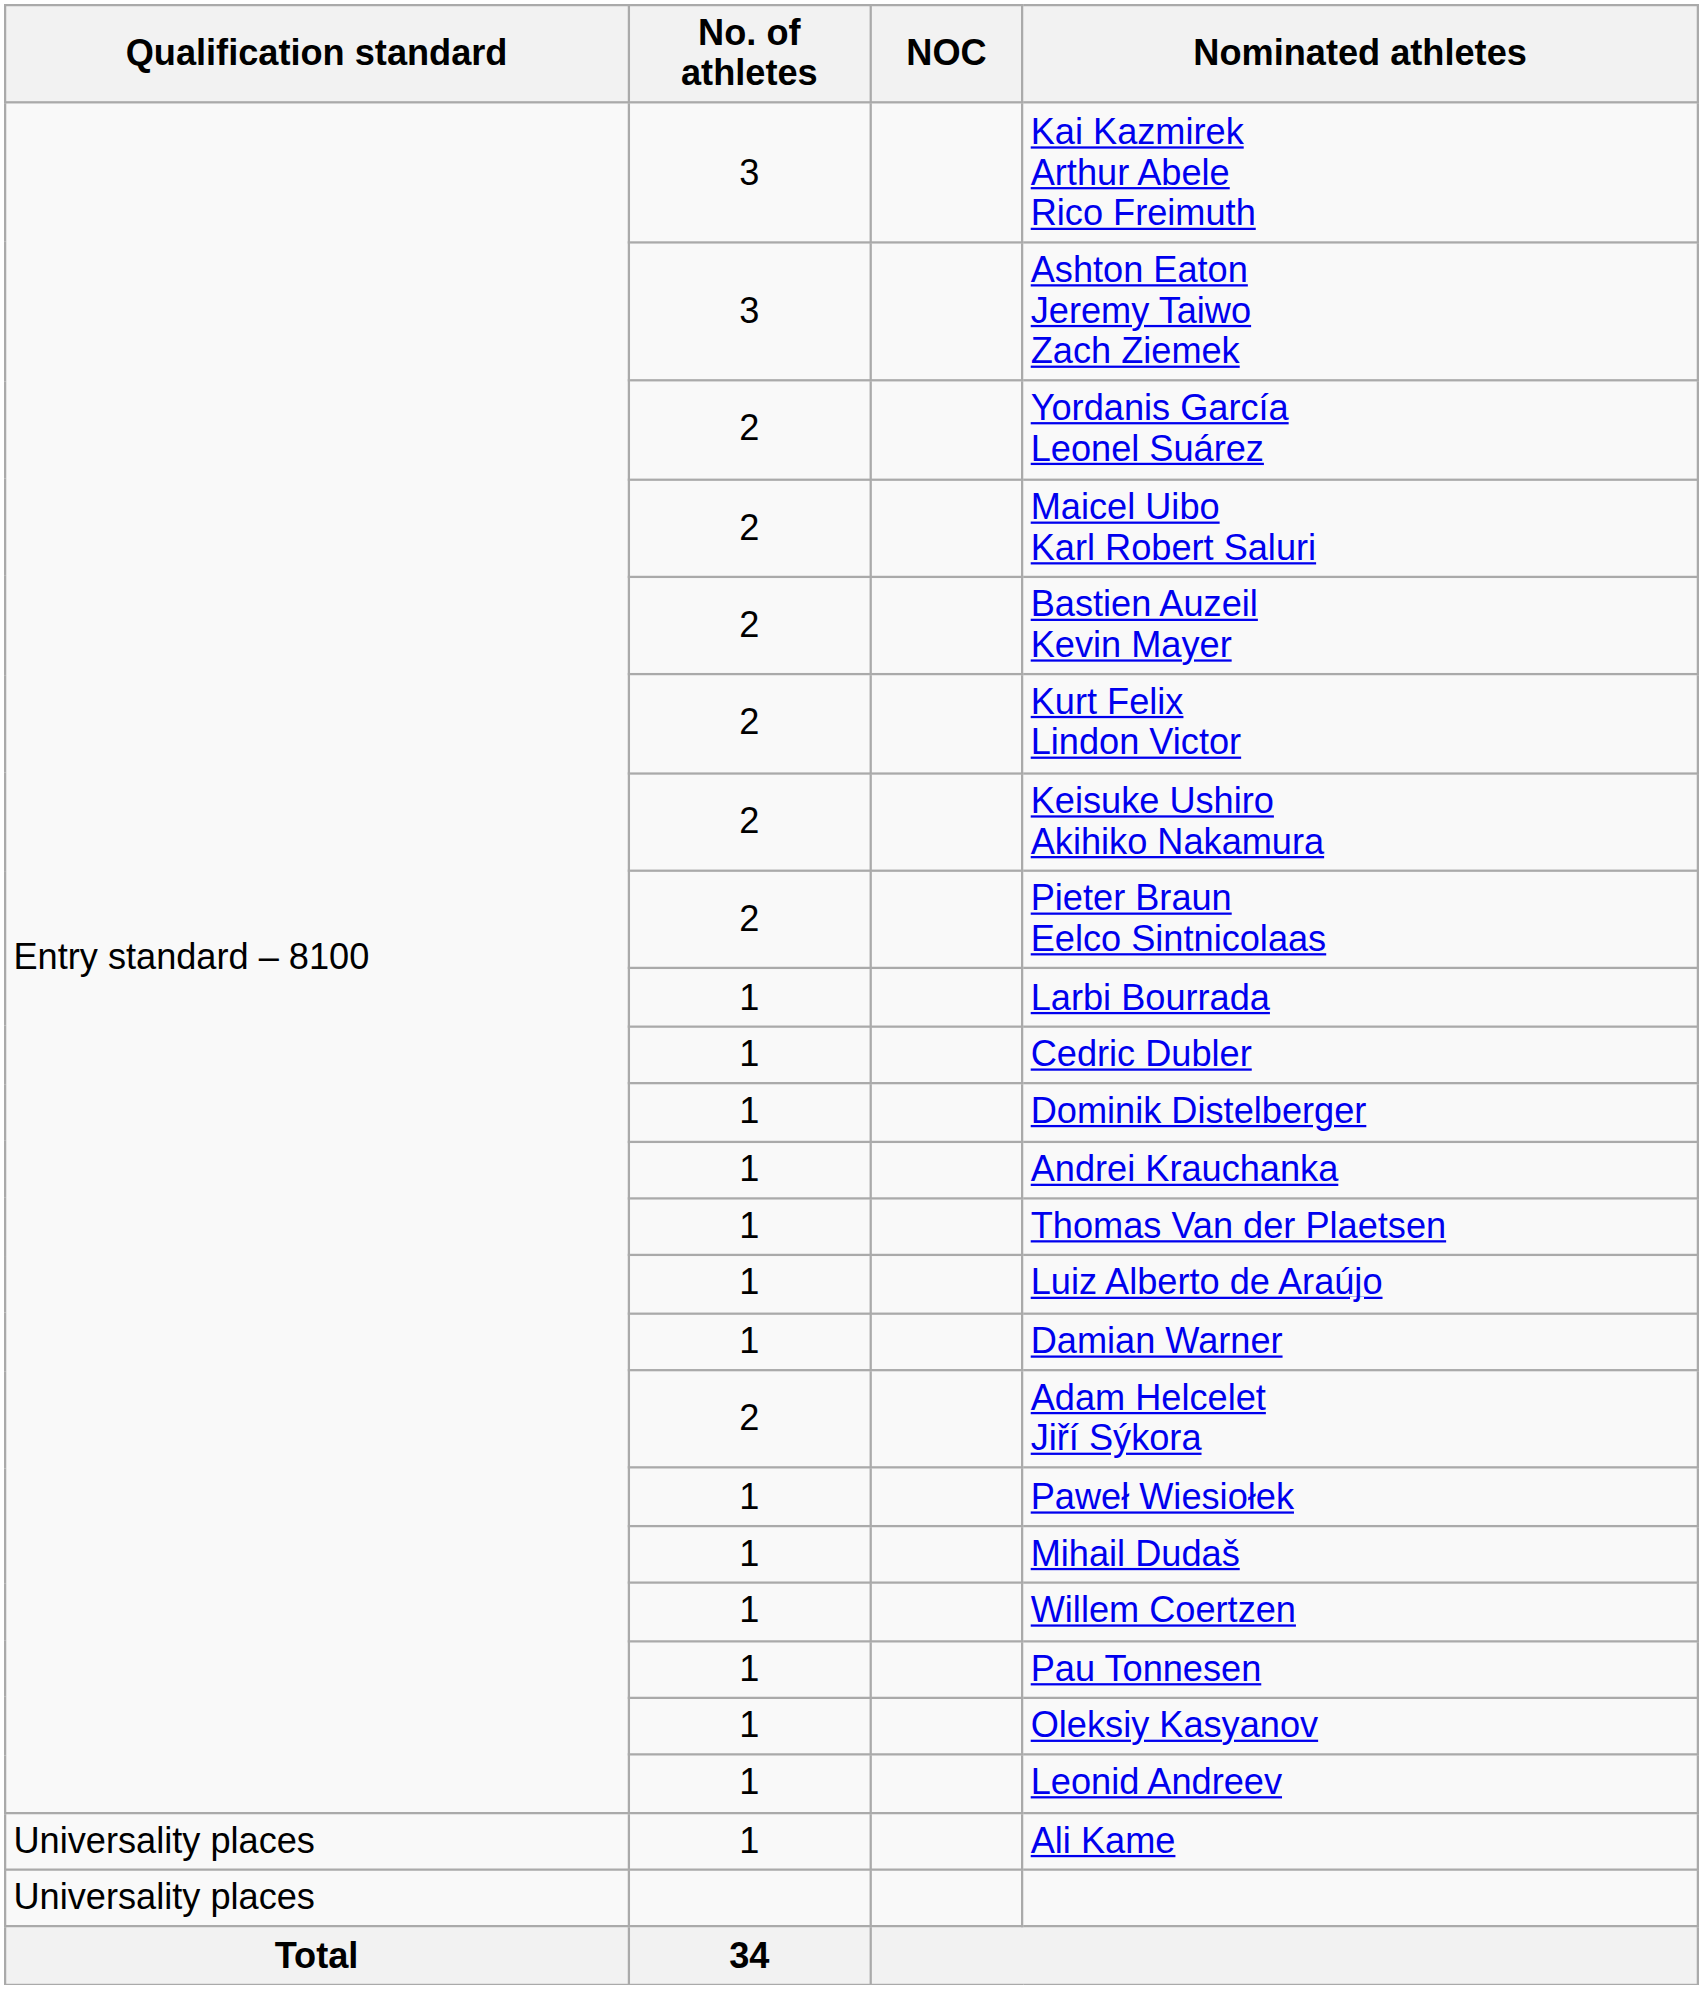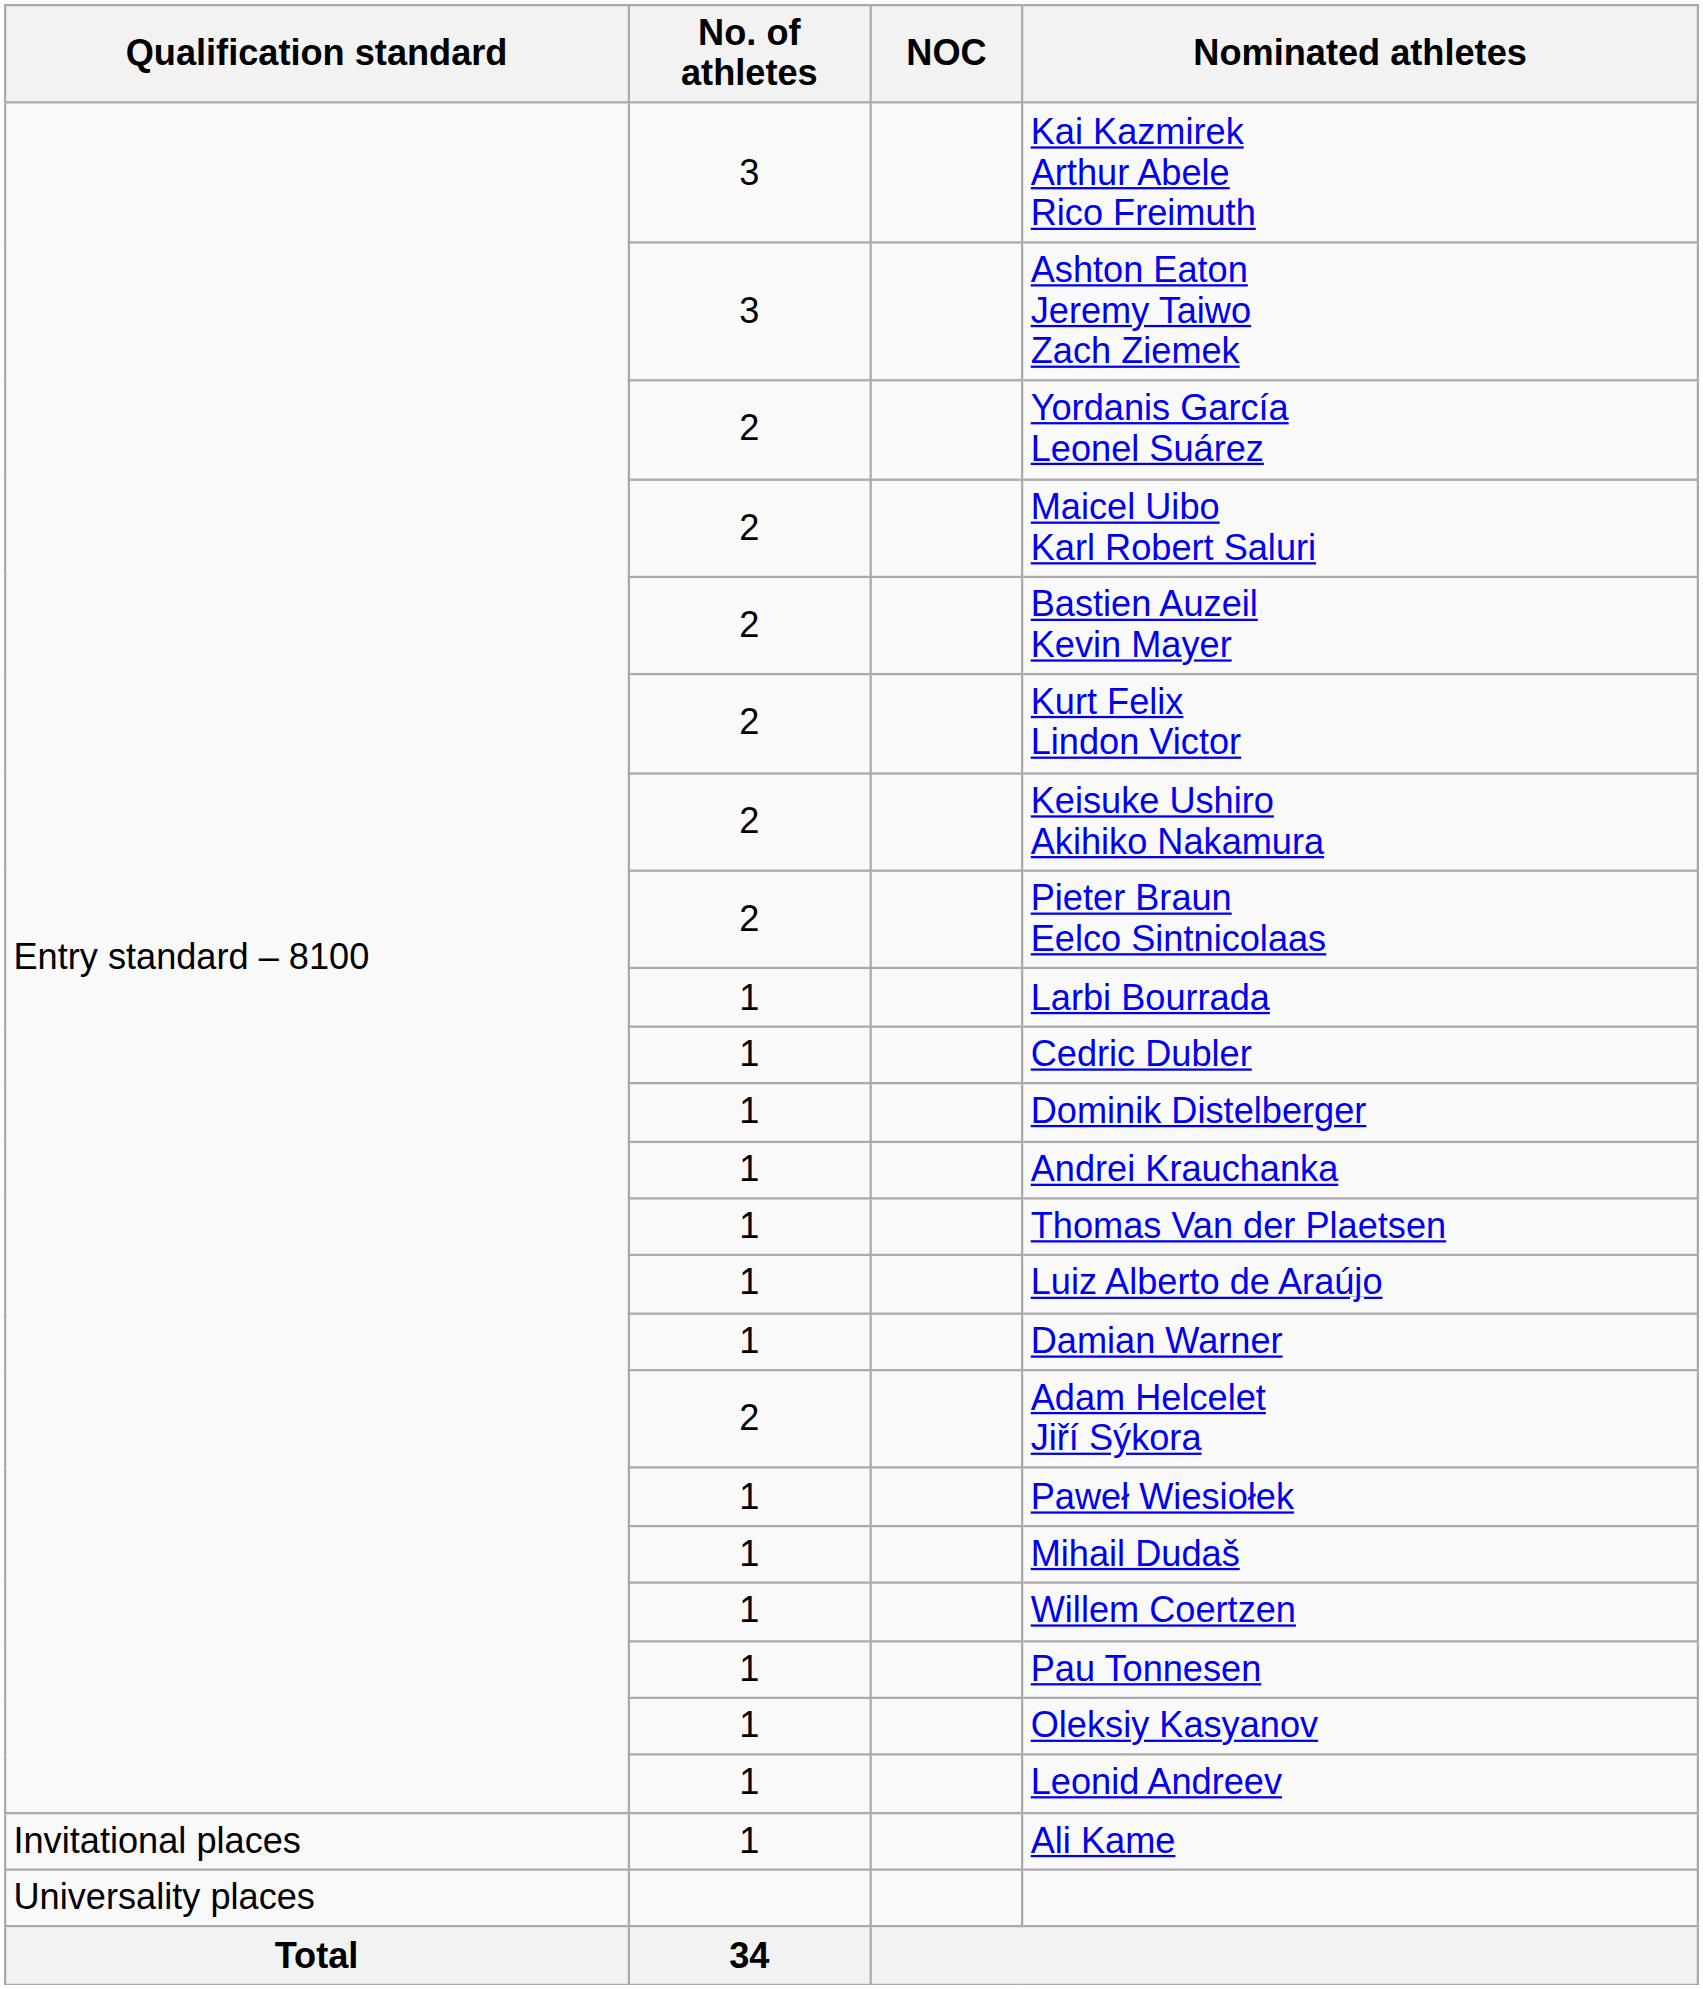(164, 1840) Universality places -> (157, 1840) Invitational places
